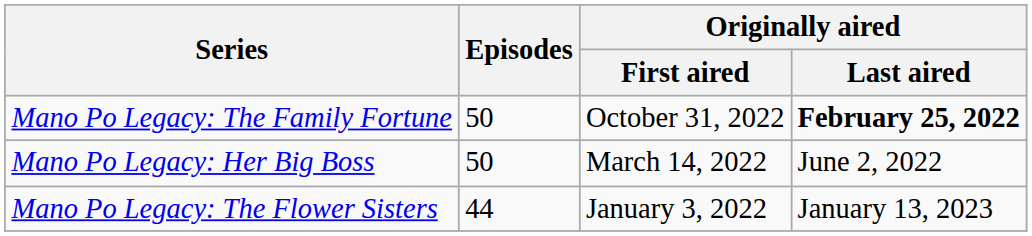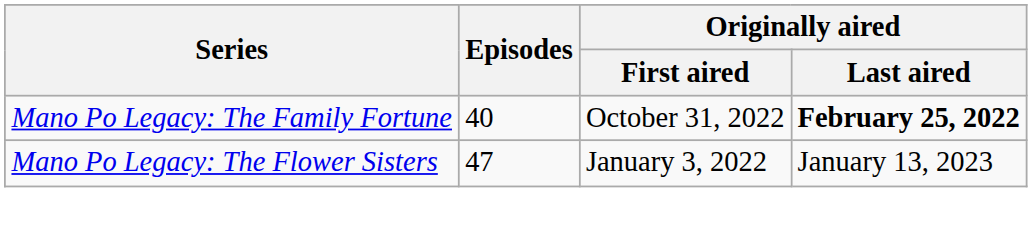(479, 117) 50 -> (479, 117) 40
- row: (193, 162)
(479, 207) 44 -> (479, 162) 47
